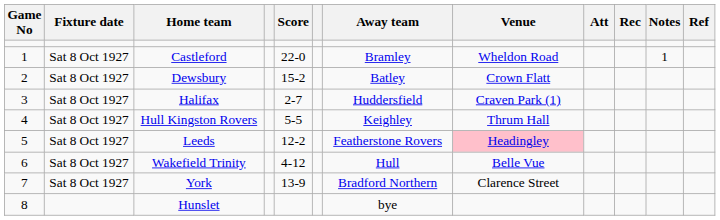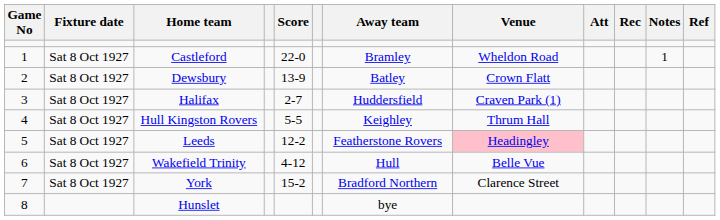(293, 78) 15-2 -> (293, 78) 13-9
(293, 183) 13-9 -> (293, 183) 15-2
